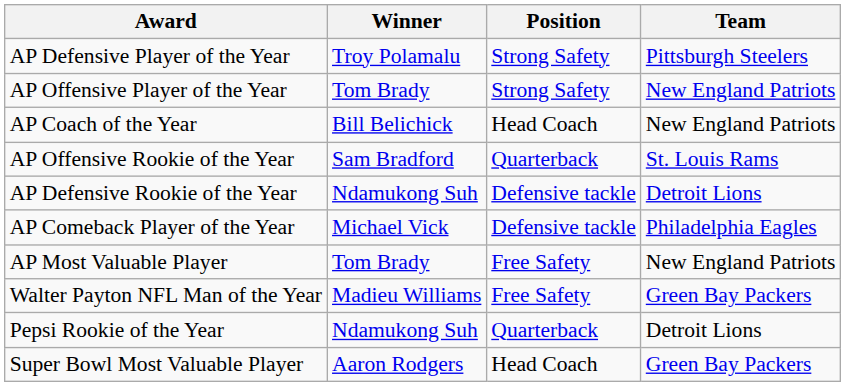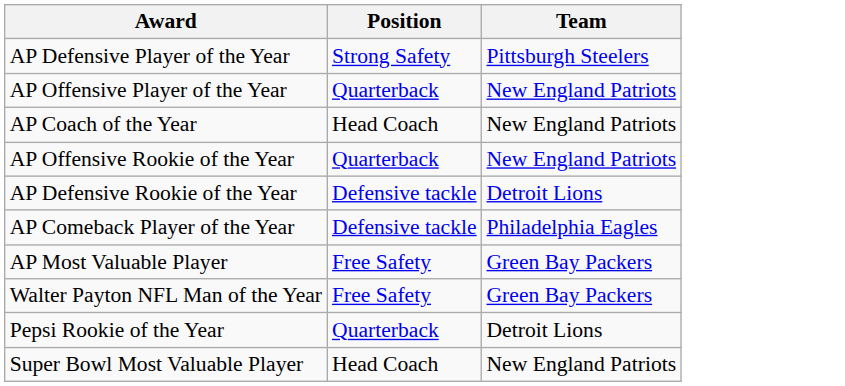- column: (407, 21)
(550, 90) Strong Safety -> (385, 90) Quarterback
(712, 158) St. Louis Rams -> (581, 158) New England Patriots
(741, 261) New England Patriots -> (569, 261) Green Bay Packers
(729, 364) Green Bay Packers -> (581, 364) New England Patriots
